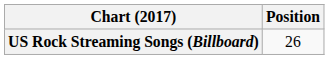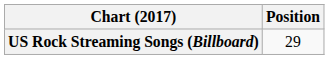(293, 41) 26 -> (293, 41) 29
